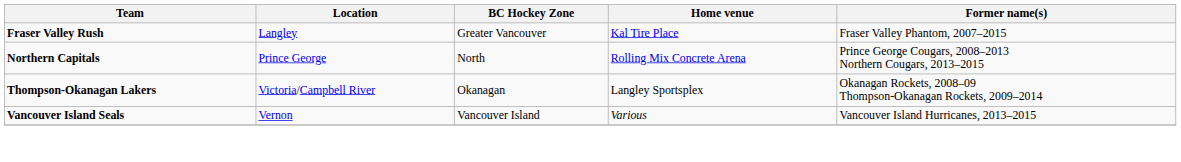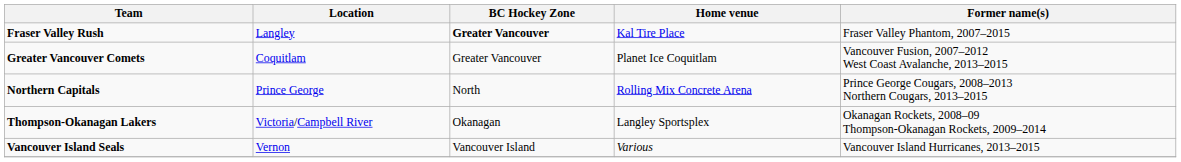(502, 32) normal -> (501, 32) bold
+ row: (76, 58)
